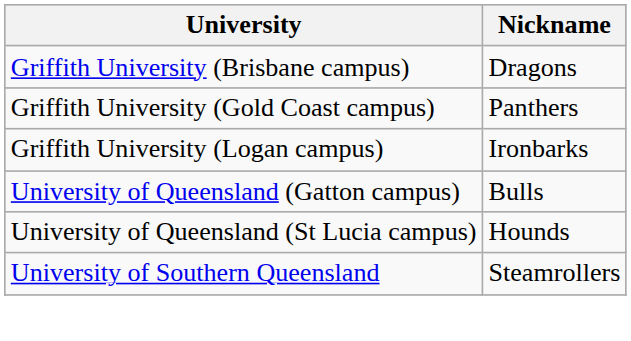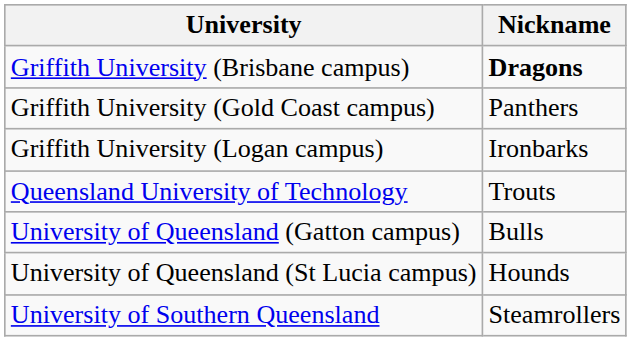(533, 66) normal -> (536, 66) bold
+ row: (209, 190)
